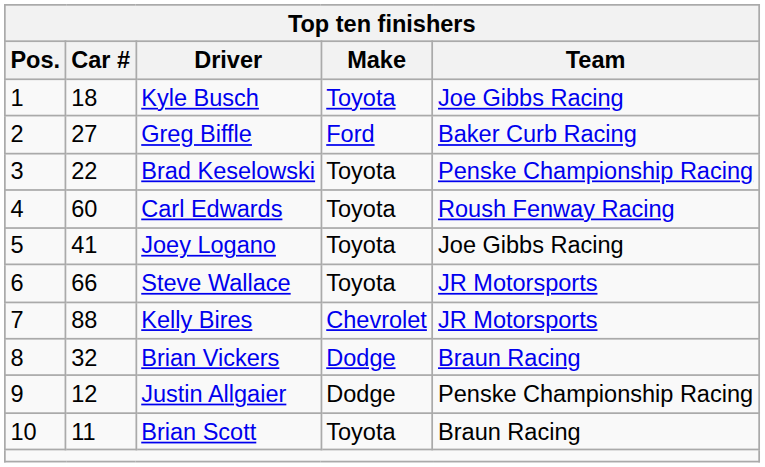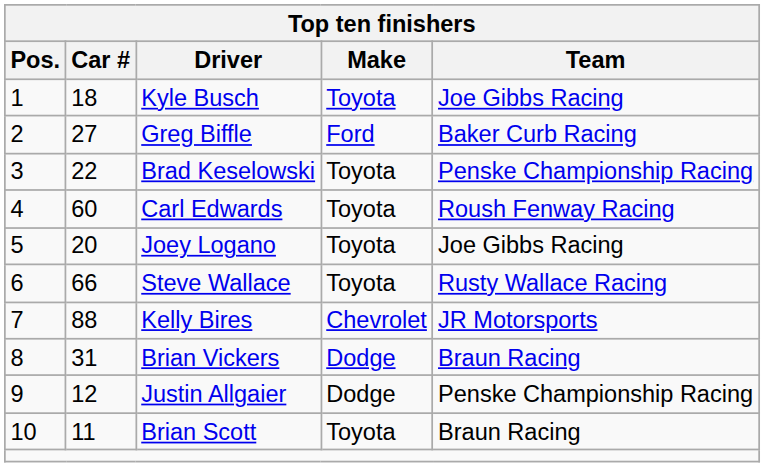(84, 246) 41 -> (84, 246) 20
(518, 283) JR Motorsports -> (553, 283) Rusty Wallace Racing
(84, 357) 32 -> (84, 357) 31
